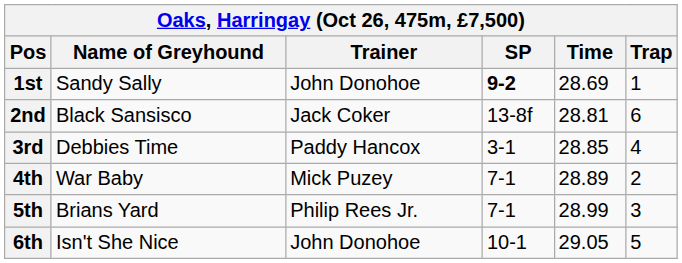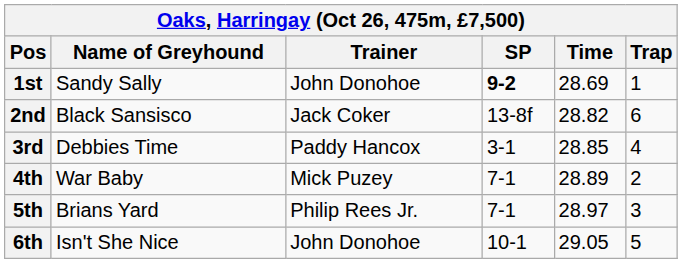(584, 115) 28.81 -> (584, 115) 28.82
(584, 210) 28.99 -> (584, 210) 28.97
